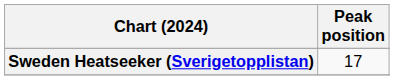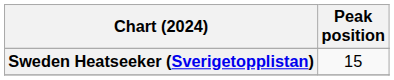(353, 61) 17 -> (353, 61) 15
